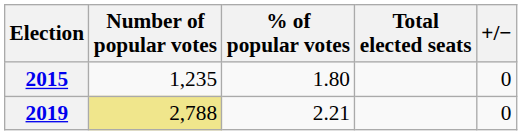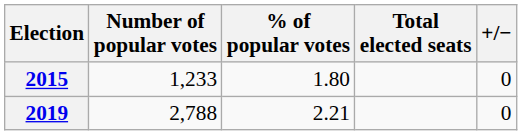(193, 79) 1,235 -> (193, 79) 1,233
(193, 112) khaki background -> (193, 112) no background
